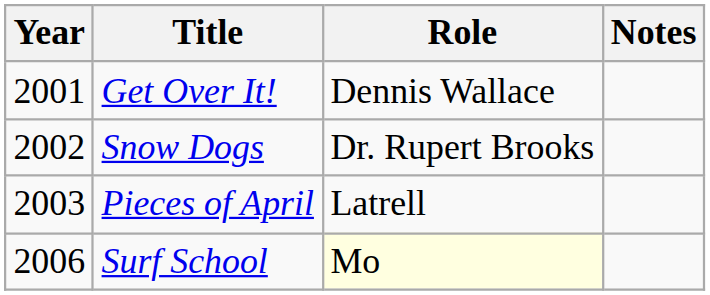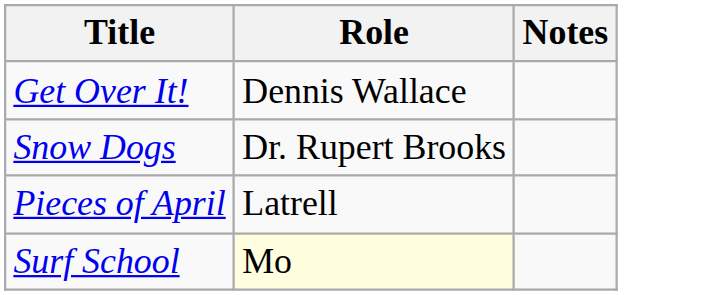- column: (49, 32)
